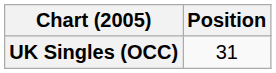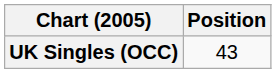(227, 52) 31 -> (227, 52) 43
